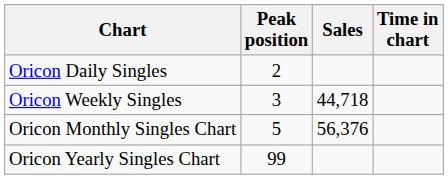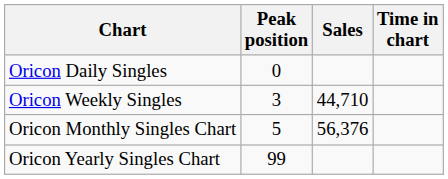(277, 70) 2 -> (277, 70) 0
(343, 99) 44,718 -> (343, 99) 44,710
